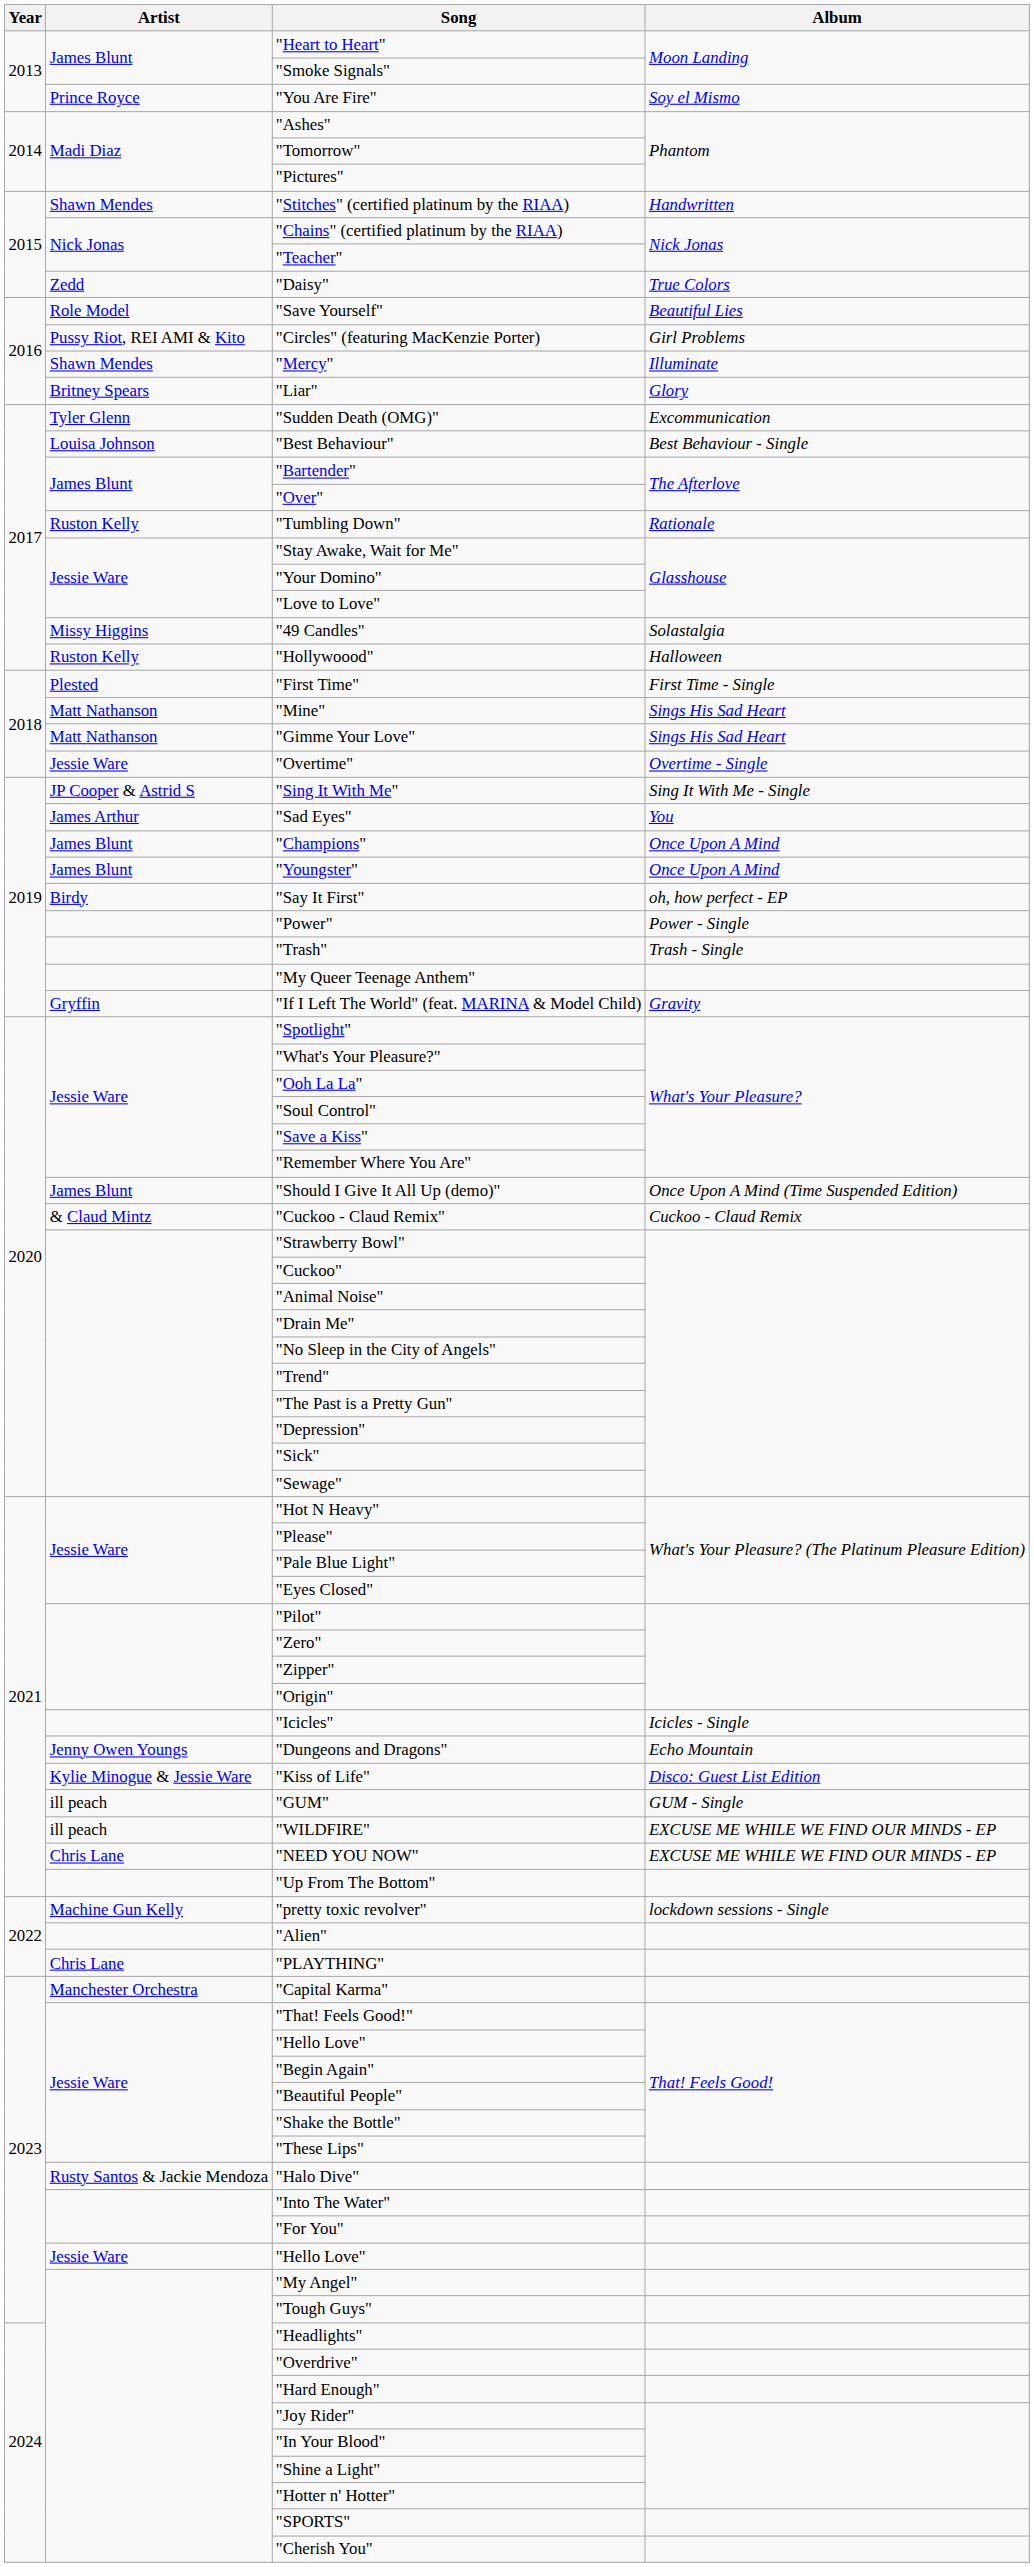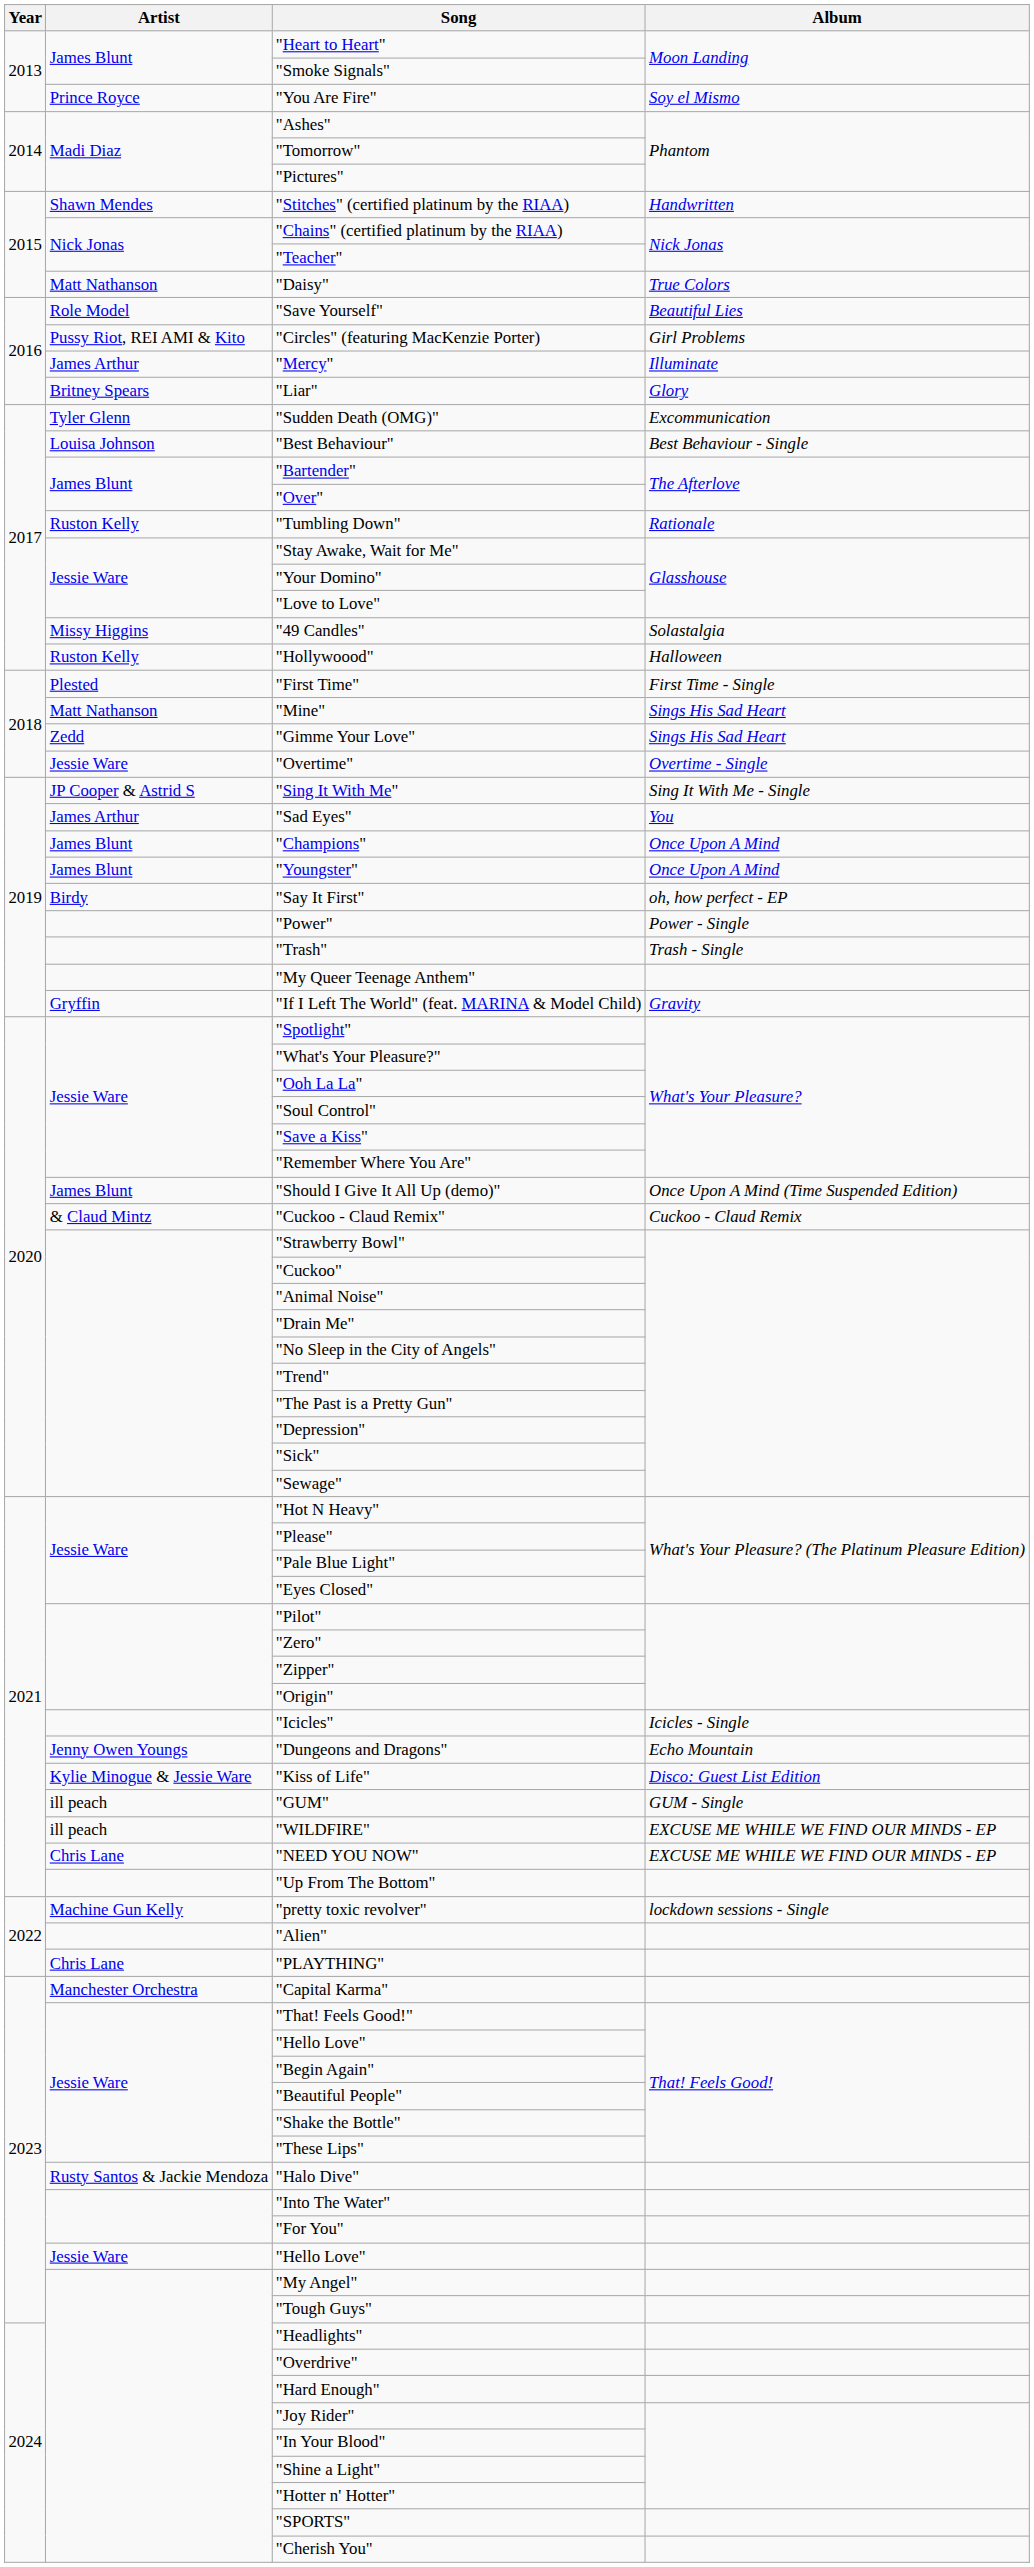(67, 284) Zedd -> (104, 284) Matt Nathanson
(101, 364) Shawn Mendes -> (94, 364) James Arthur
(104, 737) Matt Nathanson -> (67, 737) Zedd
